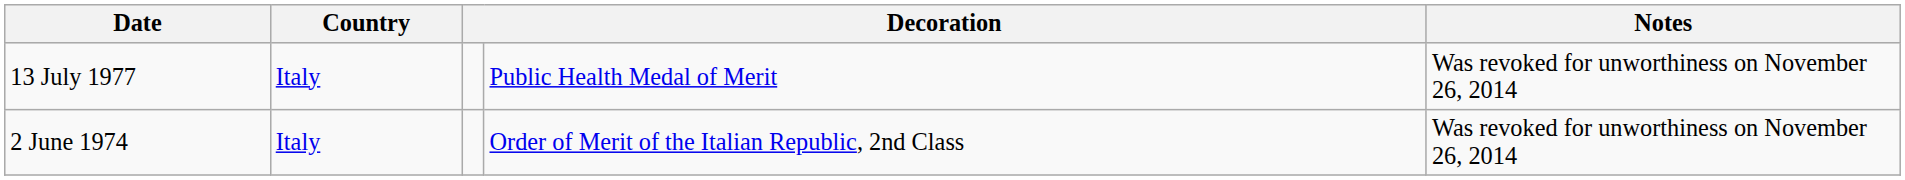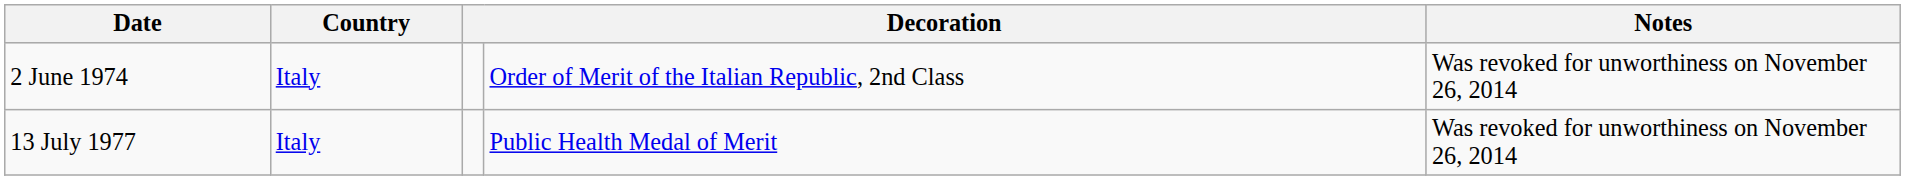rows swapped: (69, 141) <-> (73, 76)
